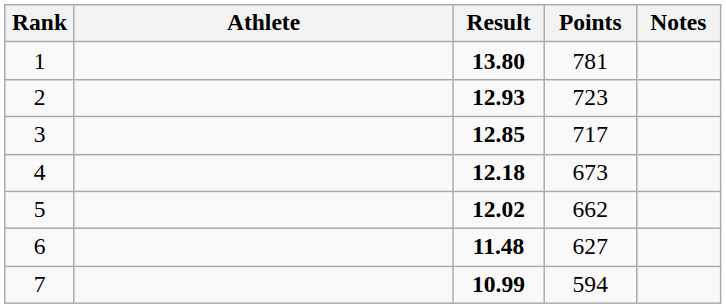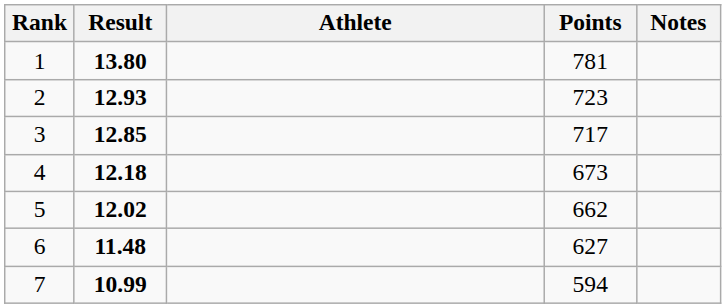columns swapped: (264, 23) <-> (499, 23)
